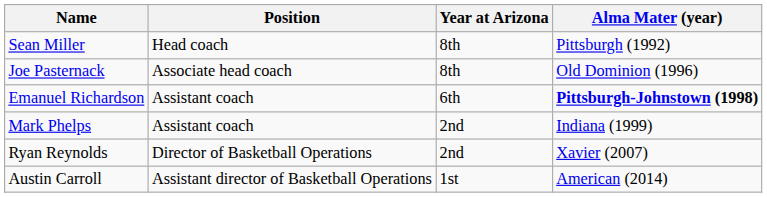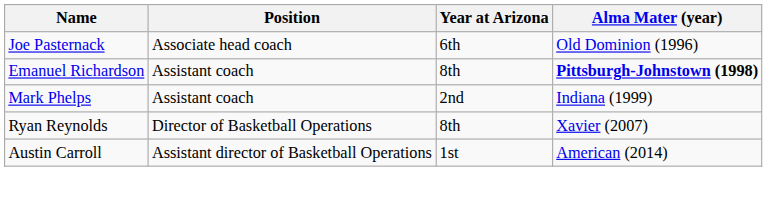- row: (47, 45)
(450, 71) 8th -> (450, 45) 6th
(450, 98) 6th -> (450, 71) 8th
(452, 152) 2nd -> (450, 125) 8th
